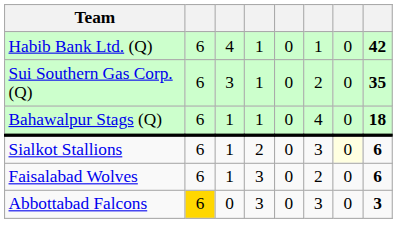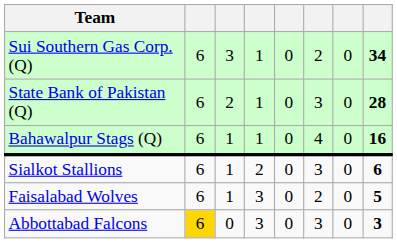- row: (81, 45)
(377, 82) 35 -> (377, 55) 34
+ row: (87, 102)
(377, 119) 18 -> (377, 139) 16
(348, 149) lightyellow background -> (348, 168) no background
(377, 176) 6 -> (377, 196) 5
